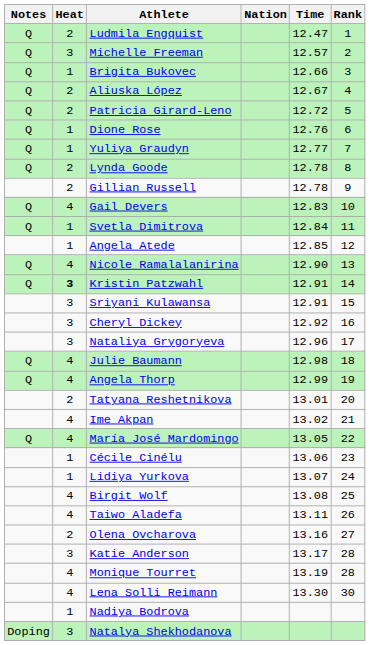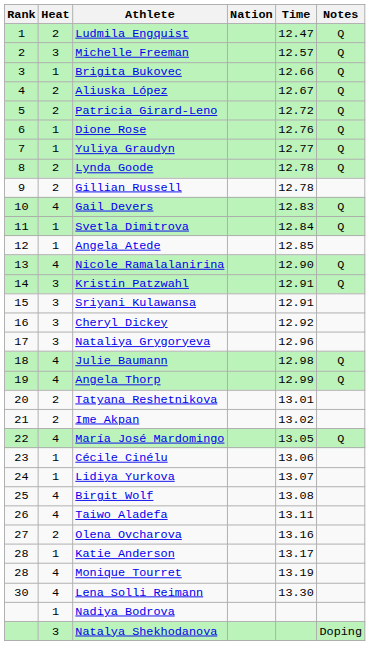columns swapped: (348, 14) <-> (29, 14)
(70, 284) bold -> (56, 284) normal
(70, 419) 4 -> (56, 419) 2
(70, 554) 3 -> (56, 554) 1
